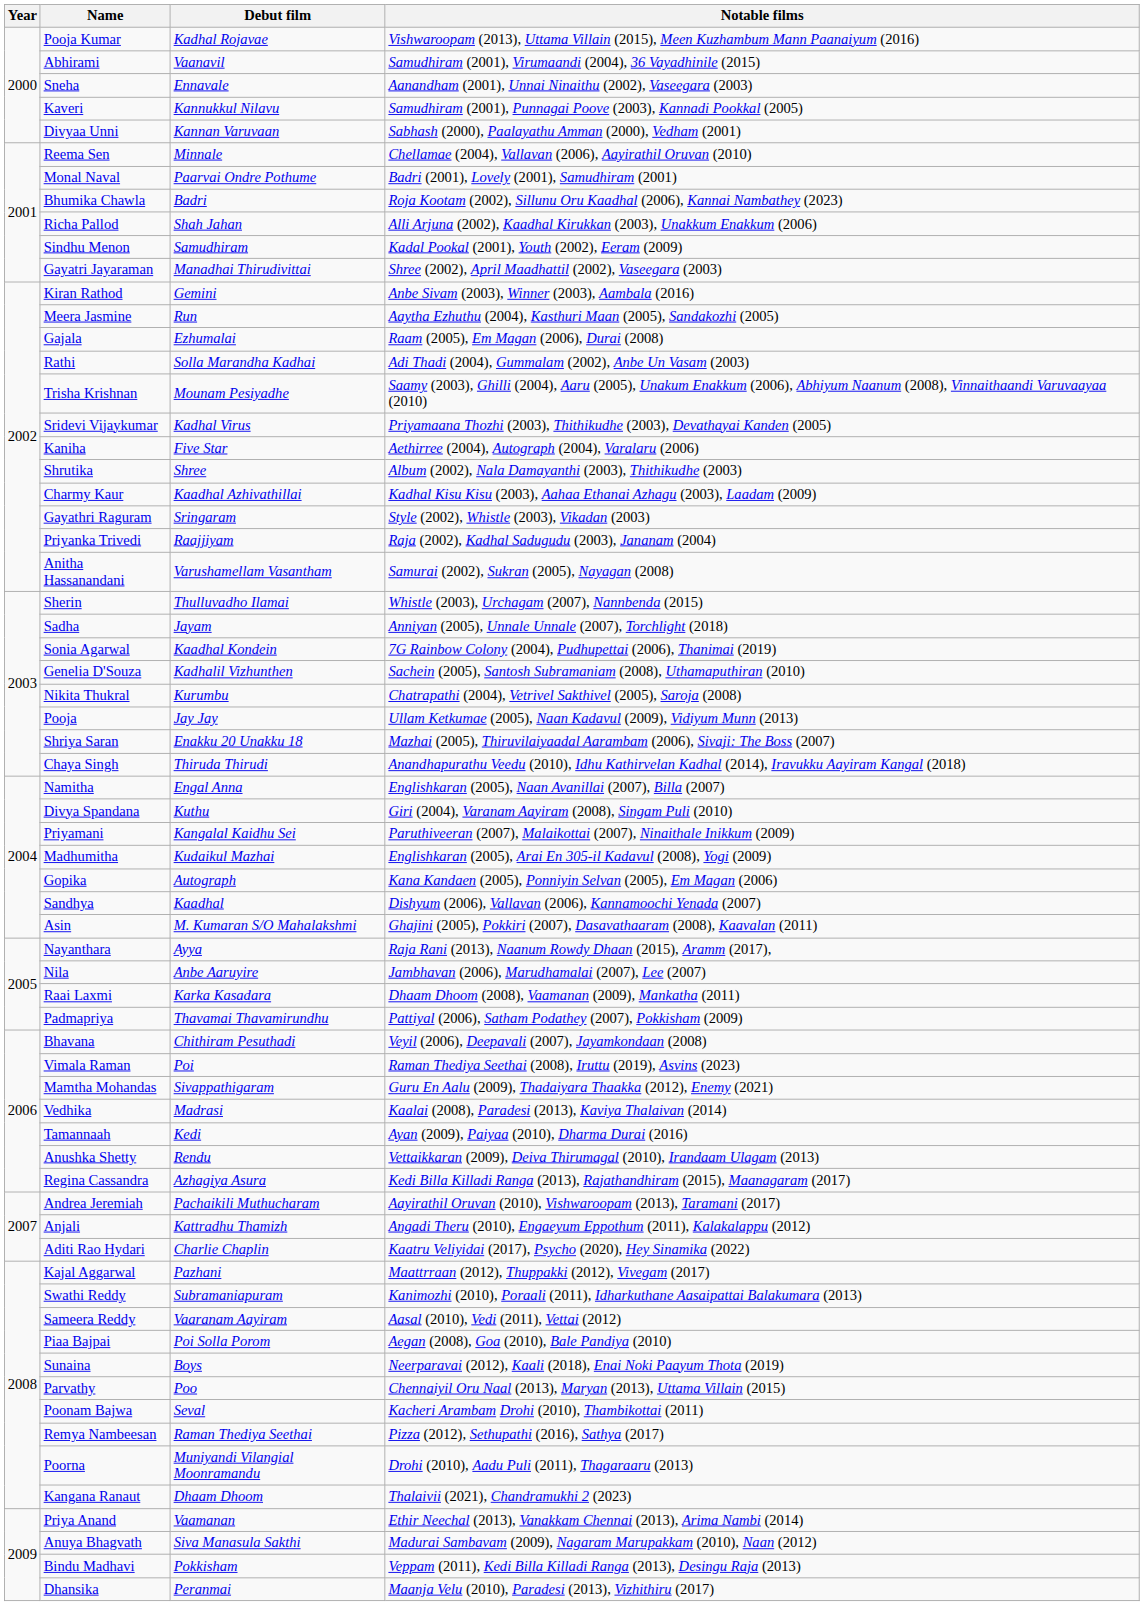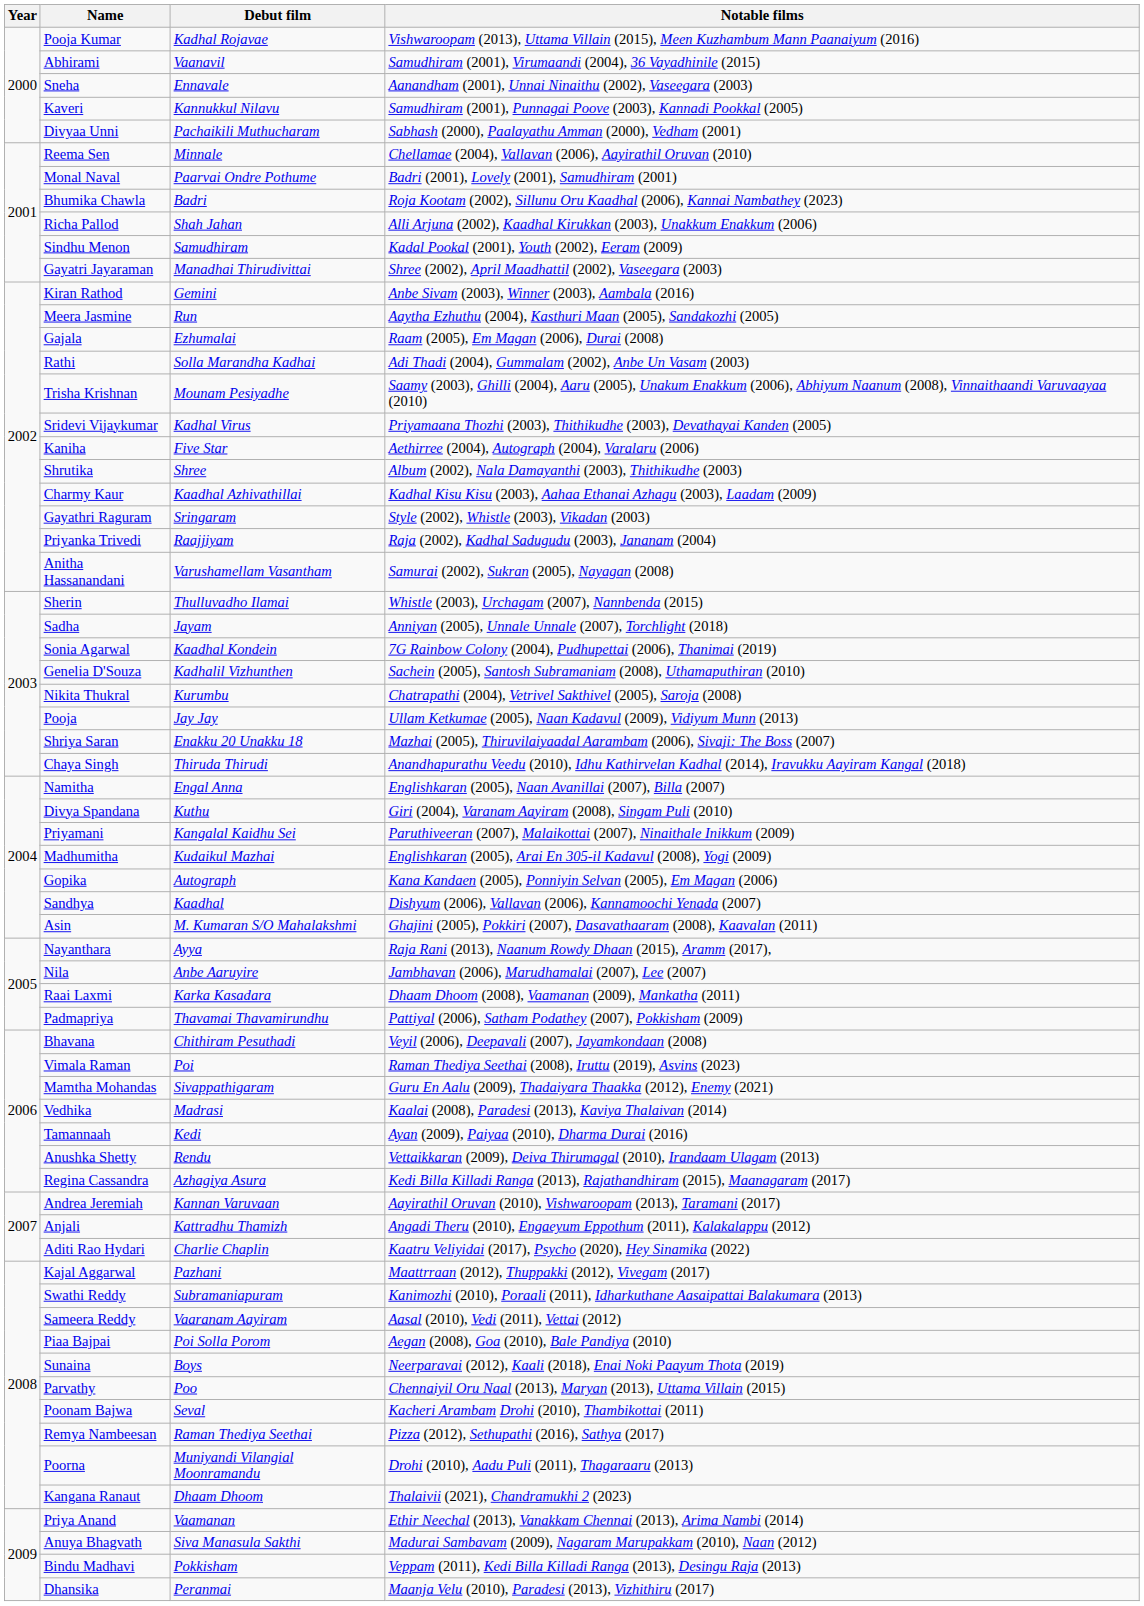(226, 131) Kannan Varuvaan -> (247, 131) Pachaikili Muthucharam
(247, 1203) Pachaikili Muthucharam -> (226, 1203) Kannan Varuvaan
